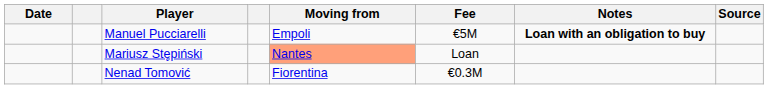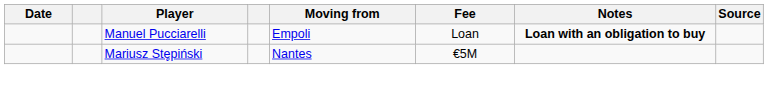(465, 34) €5M -> (465, 34) Loan
(292, 53) lightsalmon background -> (292, 53) no background
(465, 53) Loan -> (465, 53) €5M
- row: (147, 73)
